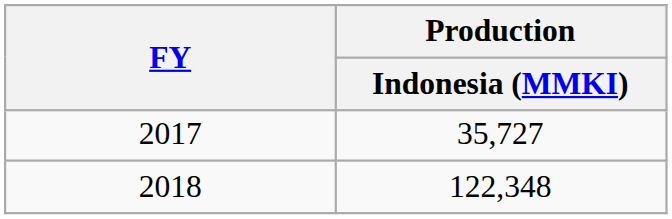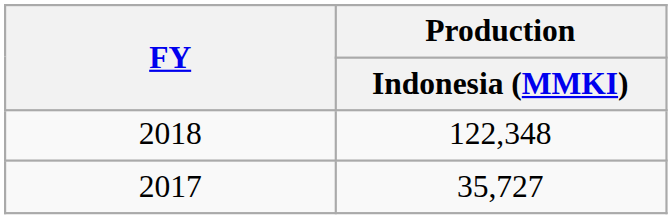rows swapped: (170, 134) <-> (170, 186)
